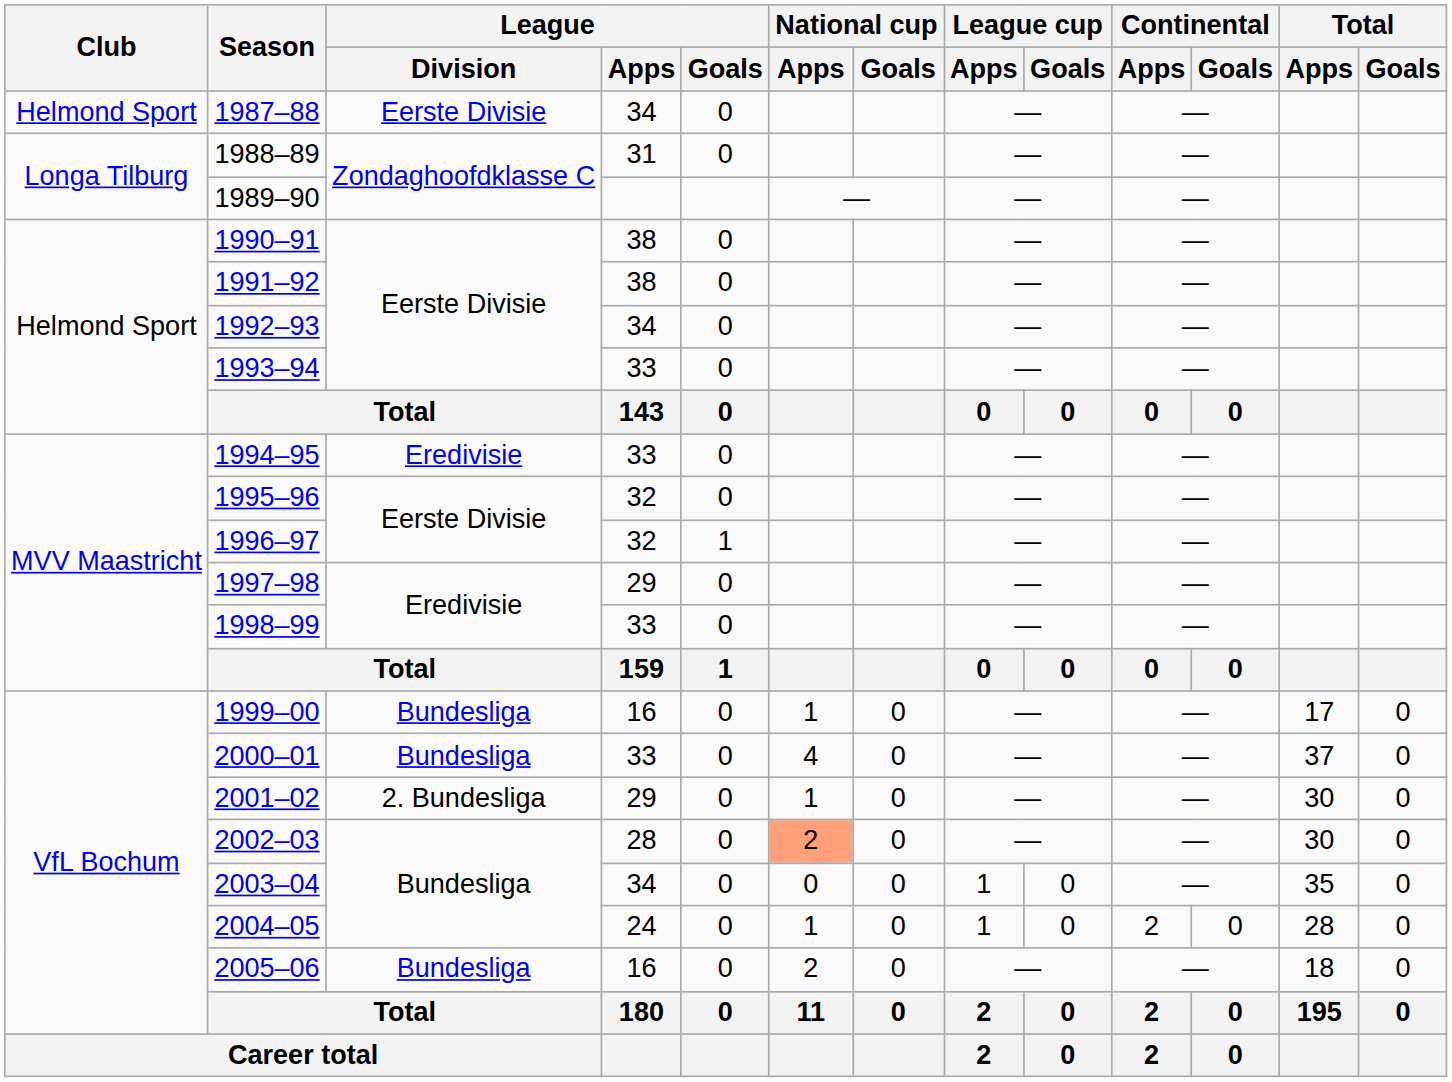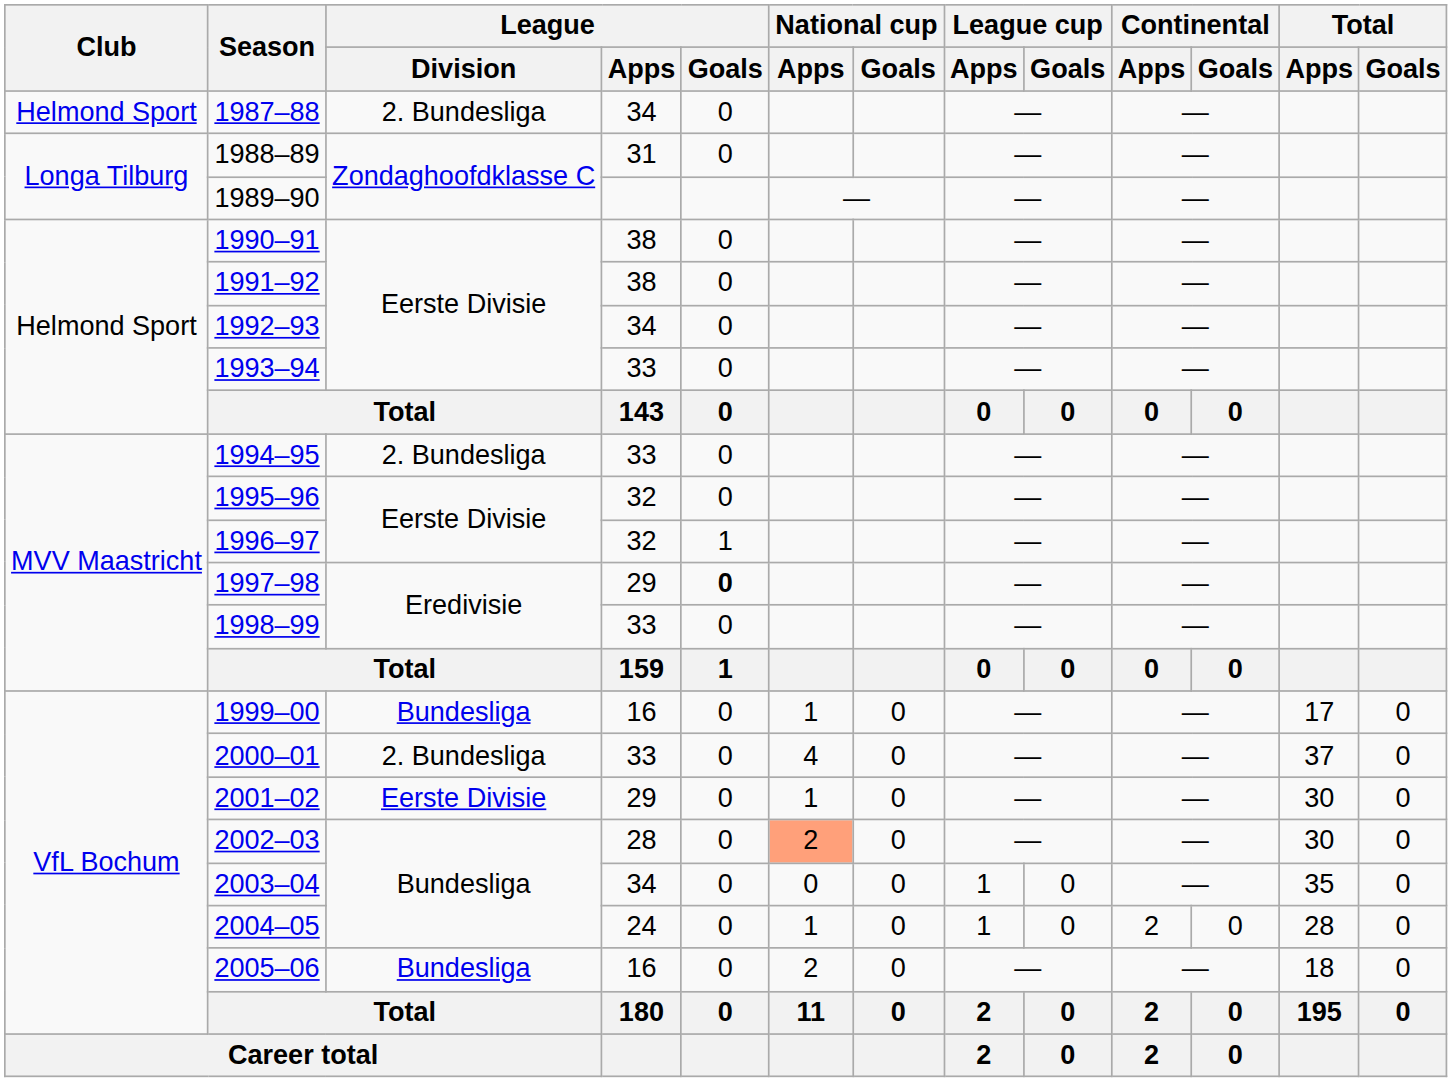(464, 111) Eerste Divisie -> (464, 111) 2. Bundesliga
(464, 454) Eredivisie -> (464, 454) 2. Bundesliga
(725, 583) normal -> (725, 583) bold
(464, 754) Bundesliga -> (464, 754) 2. Bundesliga
(464, 797) 2. Bundesliga -> (464, 797) Eerste Divisie
